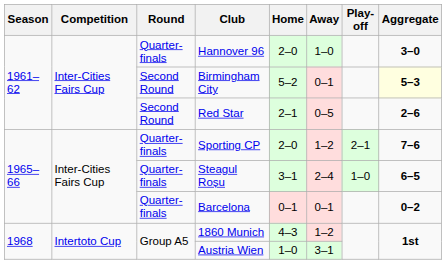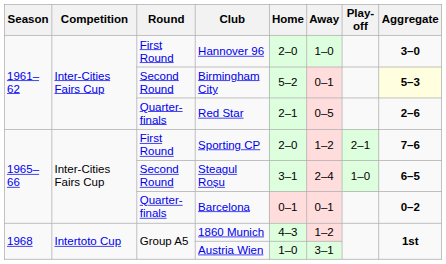(161, 51) Quarter-finals -> (157, 51) First Round
(159, 113) Second Round -> (161, 113) Quarter-finals
(161, 145) Quarter-finals -> (157, 145) First Round
(161, 176) Quarter-finals -> (159, 176) Second Round
